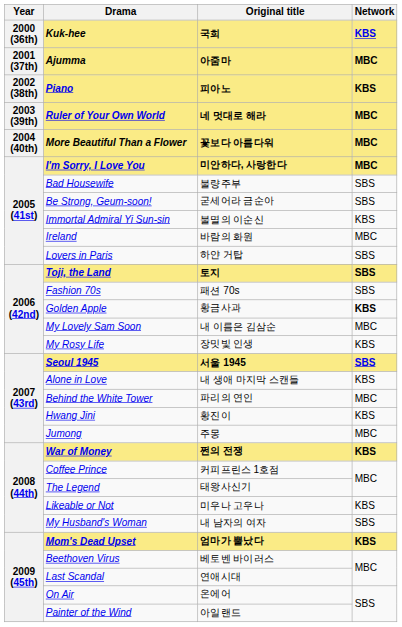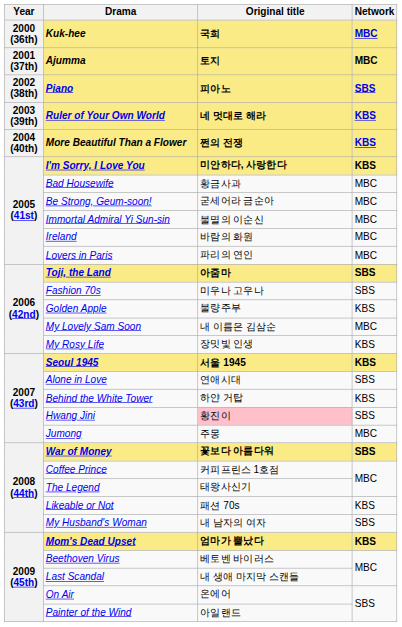(365, 34) KBS -> (366, 34) MBC
(215, 61) 아줌마 -> (210, 61) 토지
(365, 88) KBS -> (365, 88) SBS
(366, 116) MBC -> (365, 116) KBS
(237, 143) 꽃보다 아름다워 -> (222, 143) 쩐의 전쟁
(366, 143) MBC -> (365, 143) KBS
(366, 166) MBC -> (365, 166) KBS
(221, 183) 불량주부 -> (221, 183) 황금사과
(365, 183) SBS -> (366, 183) MBC
(365, 201) SBS -> (366, 201) MBC
(365, 219) KBS -> (366, 219) MBC
(222, 255) 하얀 거탑 -> (227, 255) 파리의 연인
(365, 255) SBS -> (366, 255) MBC
(210, 272) 토지 -> (215, 272) 아줌마
(220, 290) 패션 70s -> (232, 290) 미우나 고우나
(221, 308) 황금사과 -> (221, 308) 불량주부
(365, 309) bold -> (365, 309) normal
(365, 362) SBS -> (365, 362) KBS
(250, 380) 내 생애 마지막 스캔들 -> (221, 380) 연애시대
(365, 380) KBS -> (365, 380) SBS
(227, 398) 파리의 연인 -> (222, 398) 하얀 거탑
(366, 398) MBC -> (365, 398) KBS
(215, 416) no background -> (215, 416) pink background
(365, 416) KBS -> (365, 416) SBS
(222, 451) 쩐의 전쟁 -> (237, 451) 꽃보다 아름다워
(365, 452) KBS -> (365, 452) SBS
(232, 505) 미우나 고우나 -> (220, 505) 패션 70s
(221, 576) 연애시대 -> (250, 576) 내 생애 마지막 스캔들
